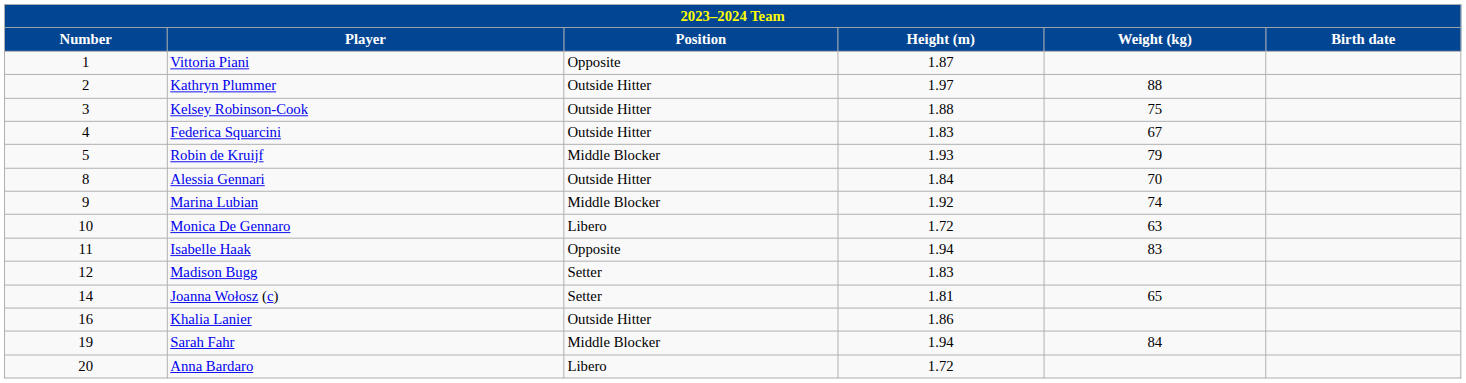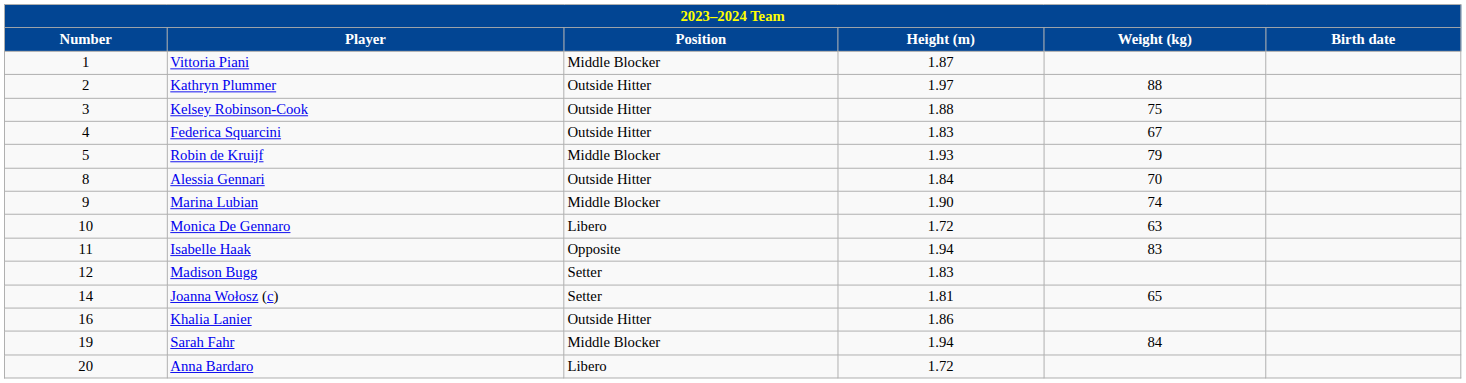(594, 62) Opposite -> (614, 62) Middle Blocker
(941, 202) 1.92 -> (941, 202) 1.90
